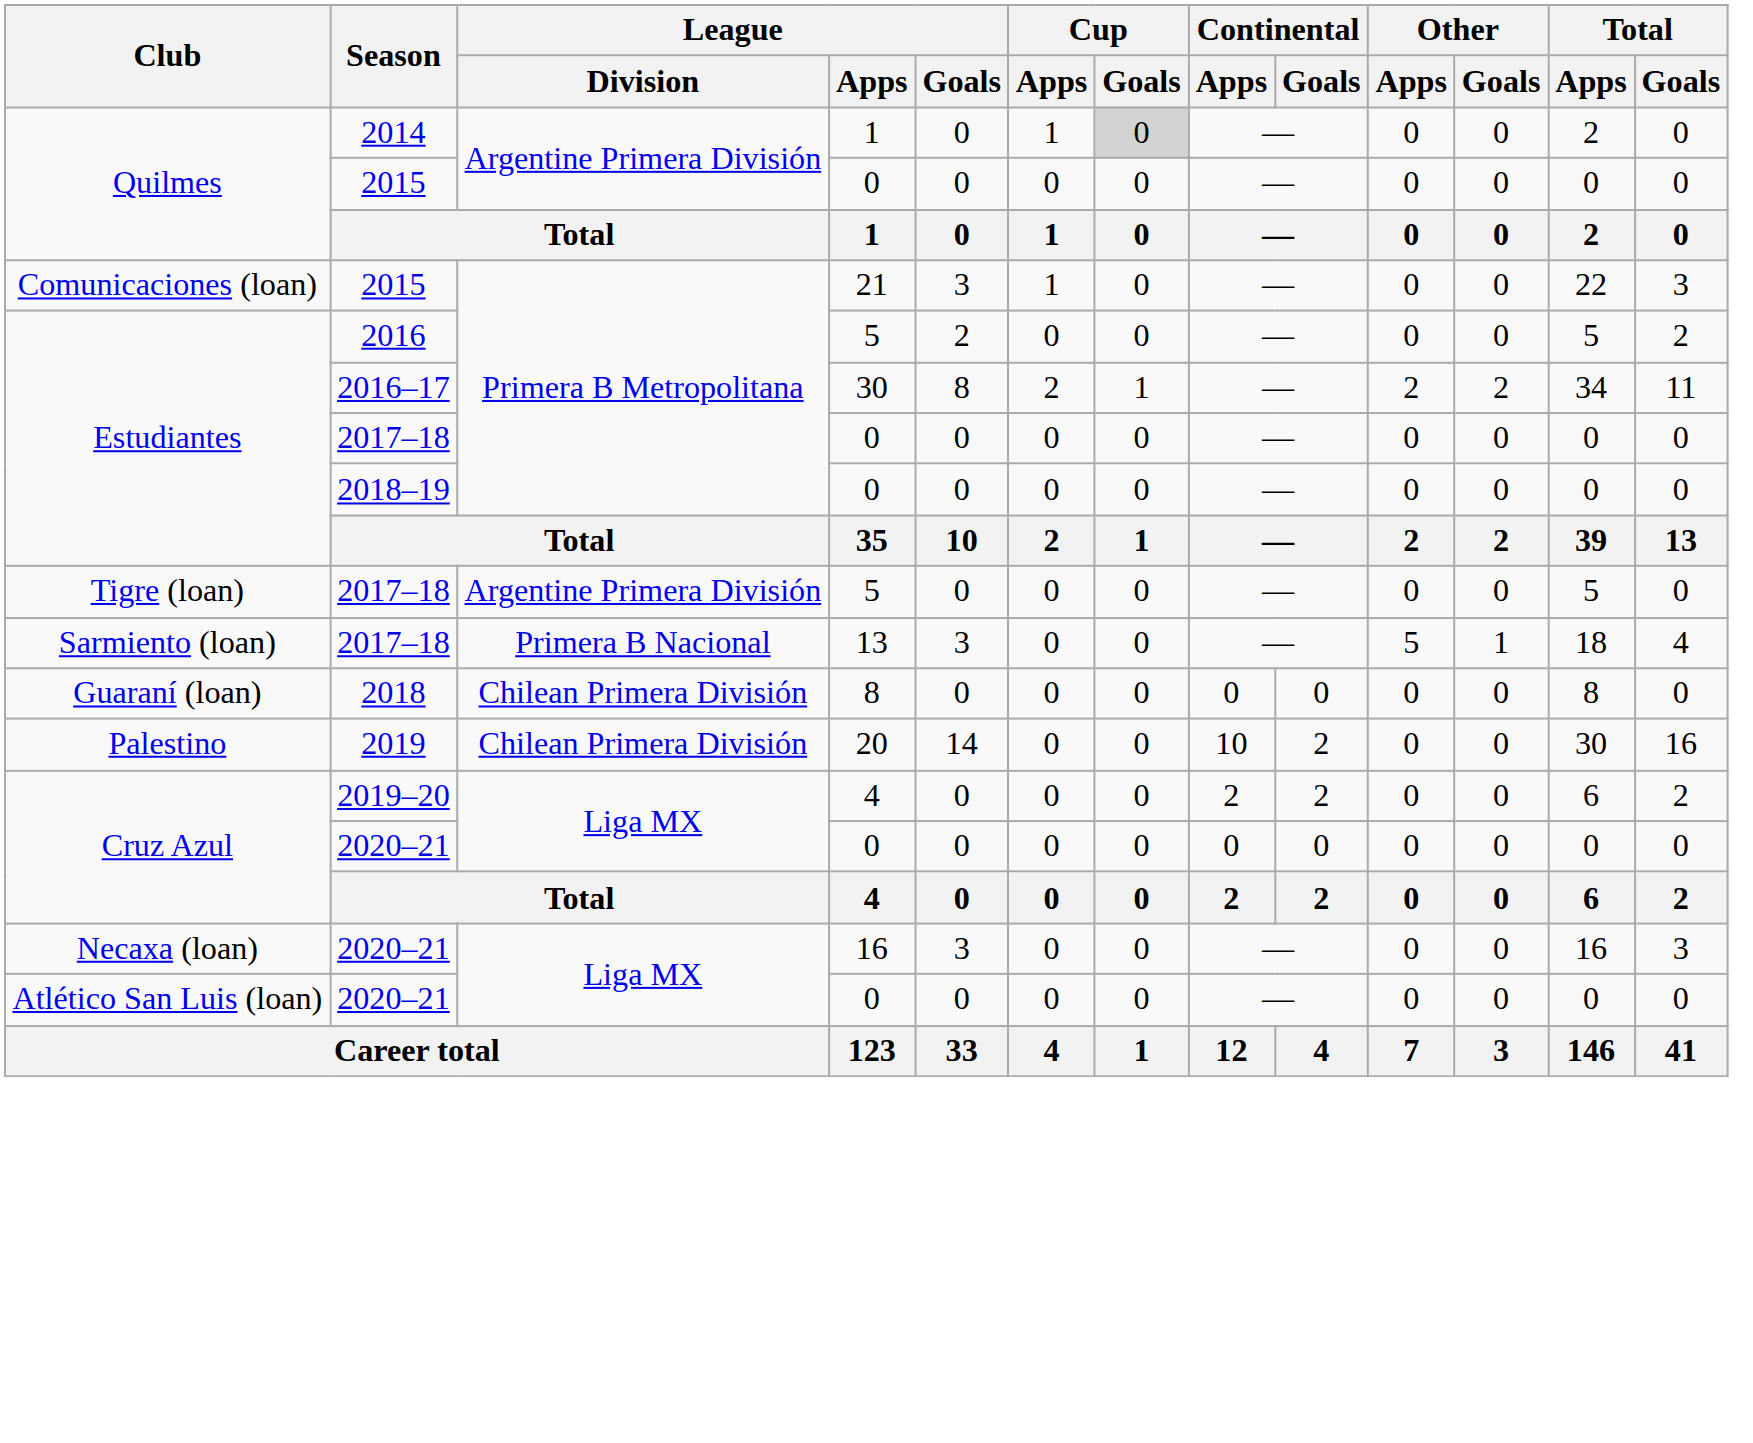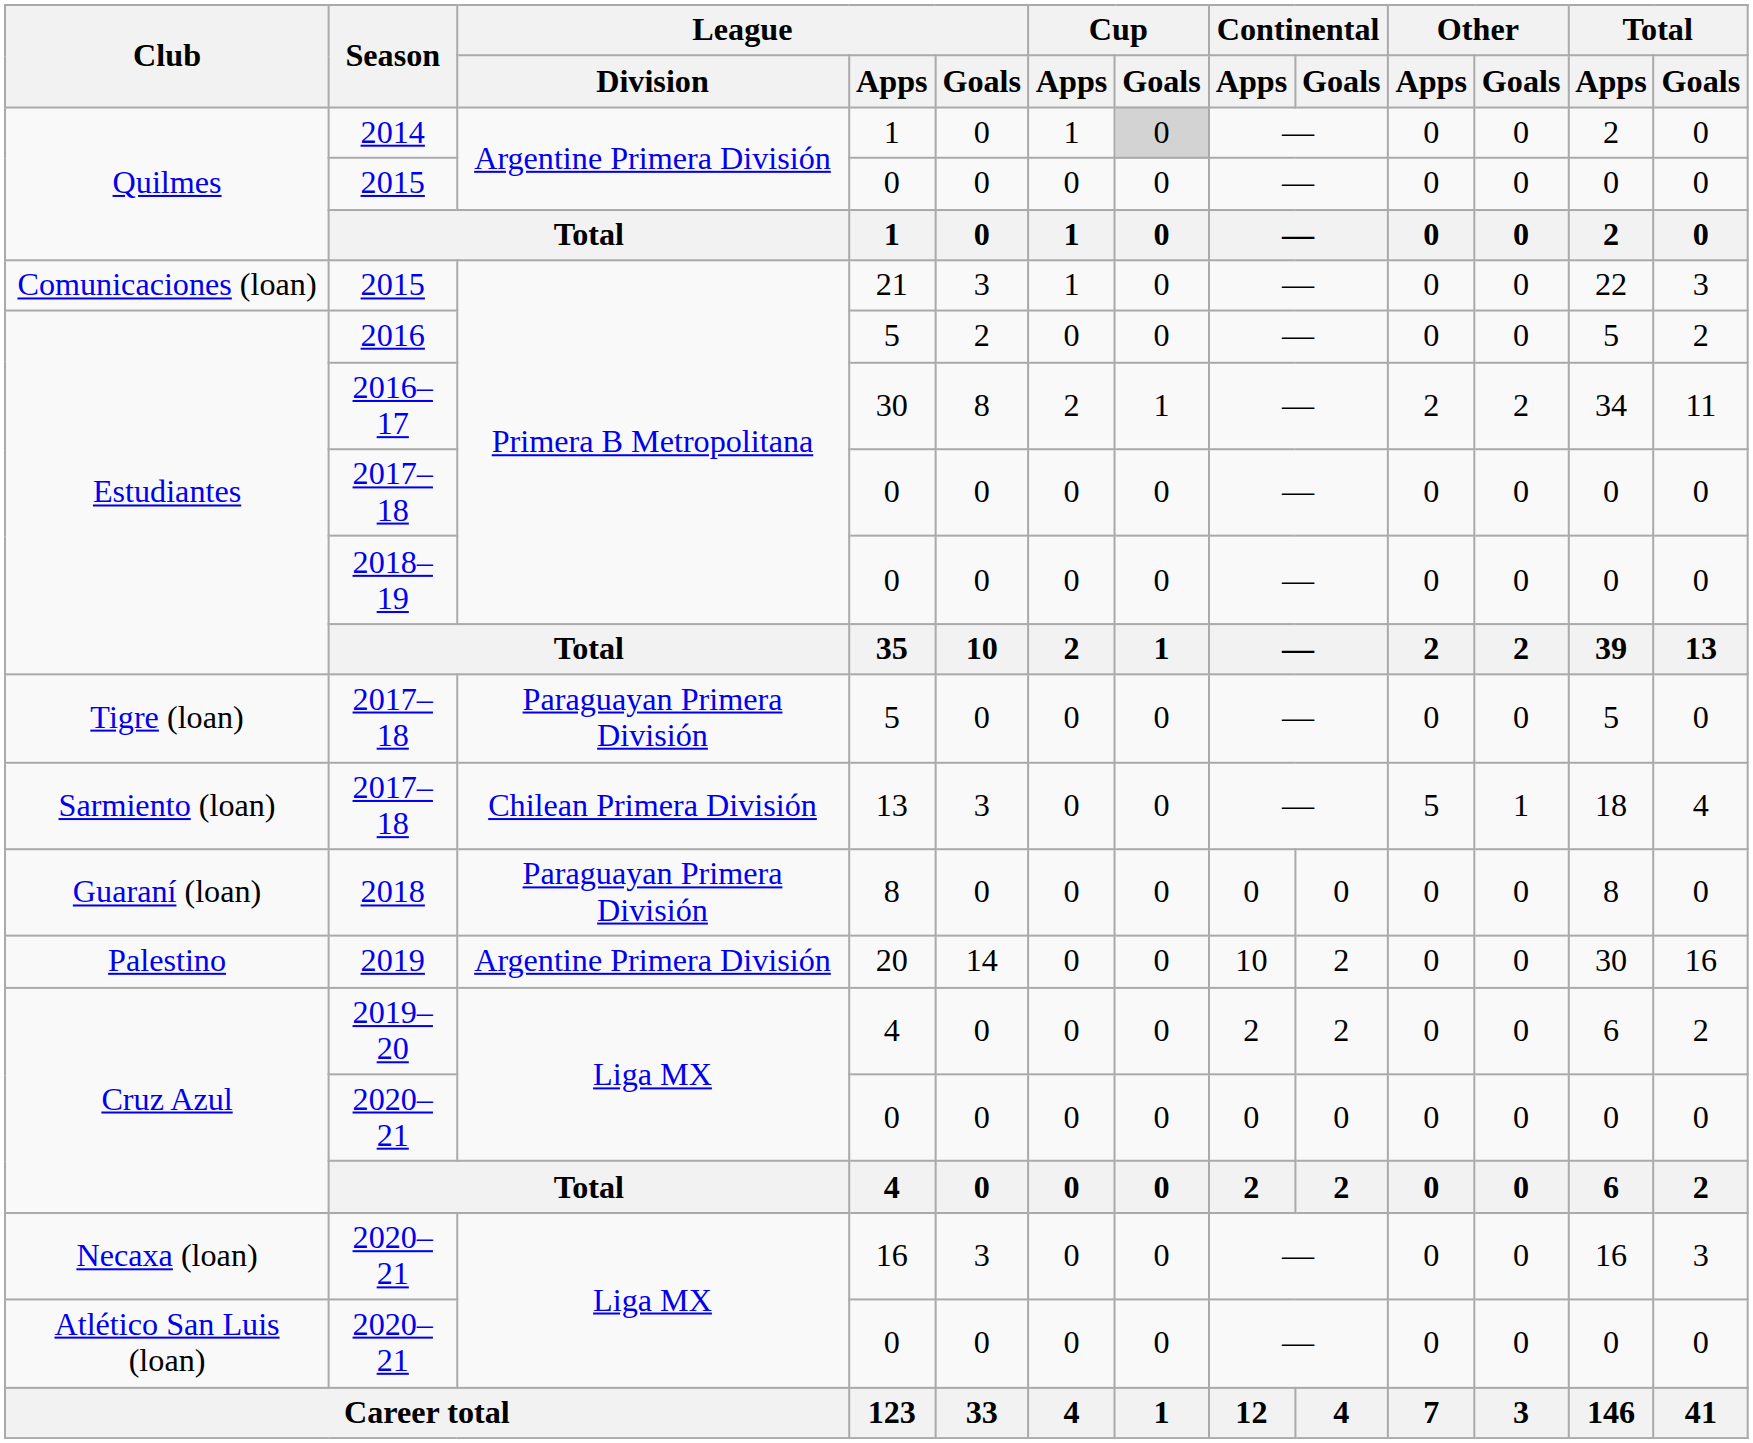(643, 591) Argentine Primera División -> (653, 717) Paraguayan Primera División
(643, 642) Primera B Nacional -> (653, 804) Chilean Primera División
(643, 693) Chilean Primera División -> (653, 892) Paraguayan Primera División
(643, 744) Chilean Primera División -> (652, 961) Argentine Primera División
